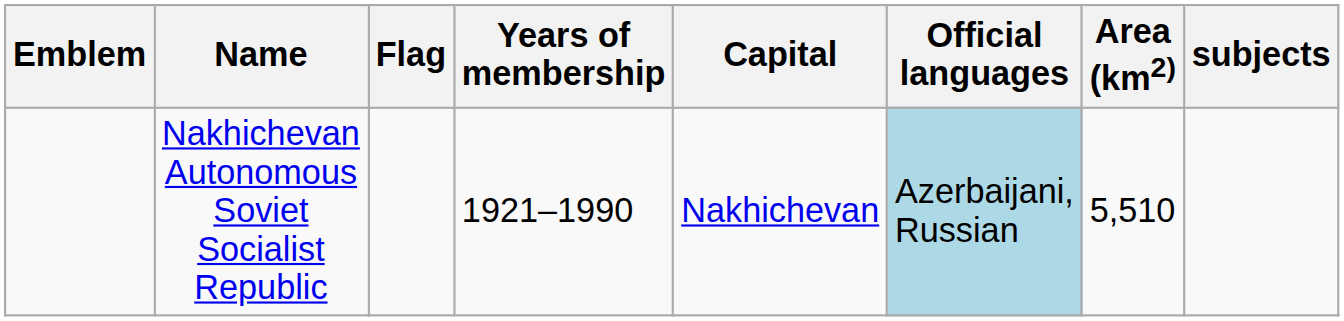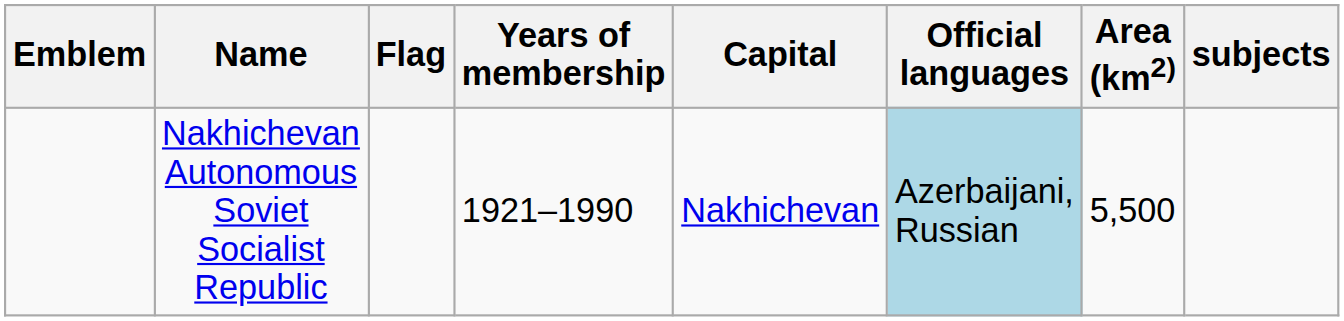(1133, 210) 5,510 -> (1133, 210) 5,500
